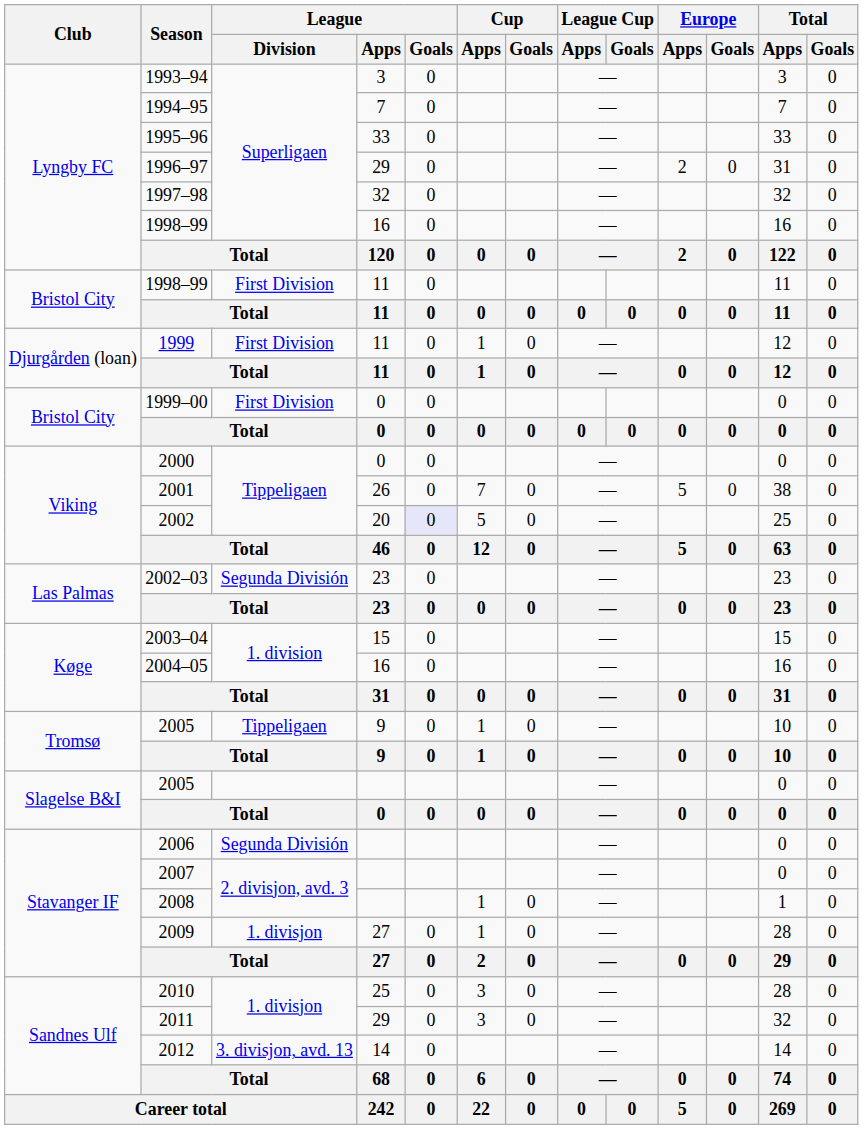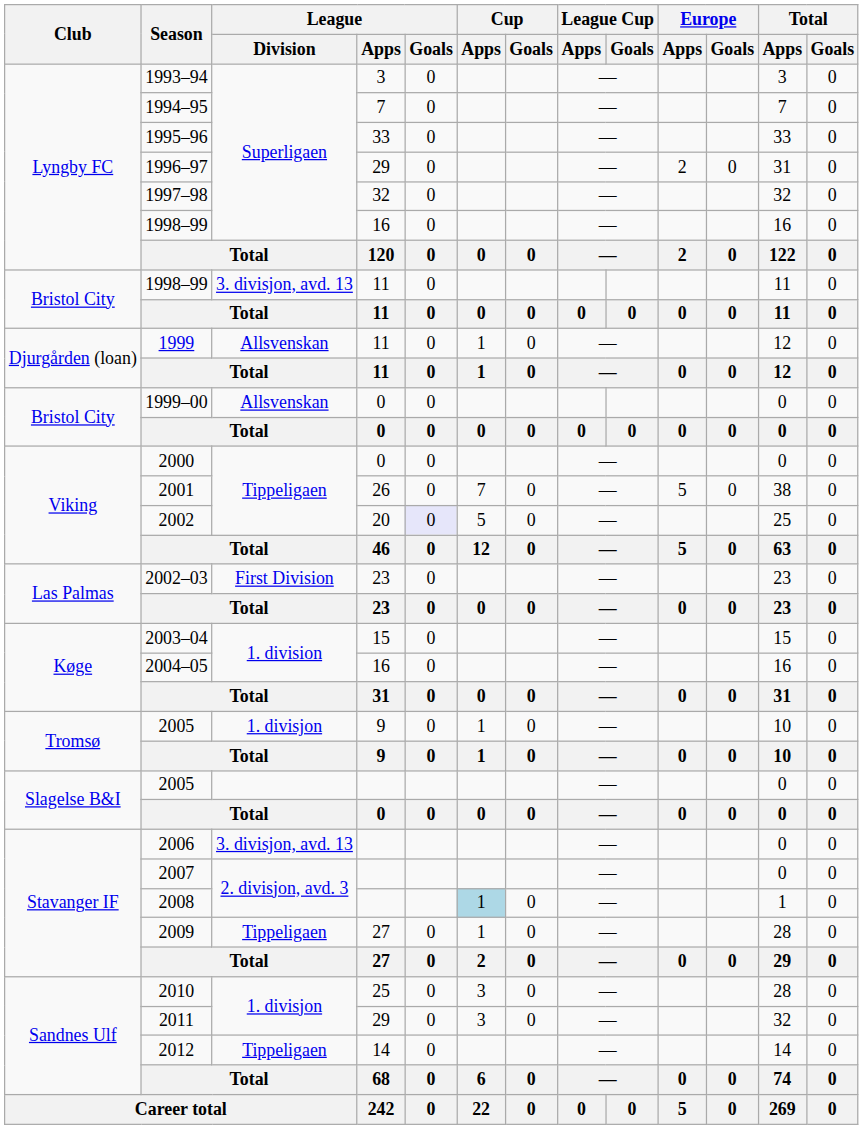(284, 284) First Division -> (284, 284) 3. divisjon, avd. 13
(284, 343) First Division -> (284, 343) Allsvenskan
(284, 402) First Division -> (284, 402) Allsvenskan
(284, 579) Segunda División -> (284, 579) First Division
(284, 726) Tippeligaen -> (284, 726) 1. divisjon
(284, 844) Segunda División -> (284, 844) 3. divisjon, avd. 13
(481, 903) no background -> (481, 903) lightblue background
(284, 932) 1. divisjon -> (284, 932) Tippeligaen
(284, 1050) 3. divisjon, avd. 13 -> (284, 1050) Tippeligaen
